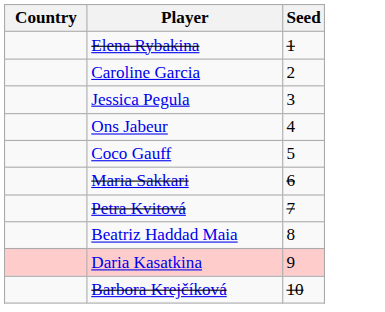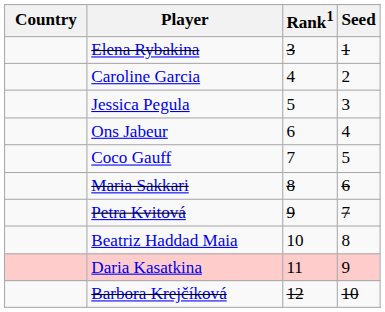+ column: (310, 20)
